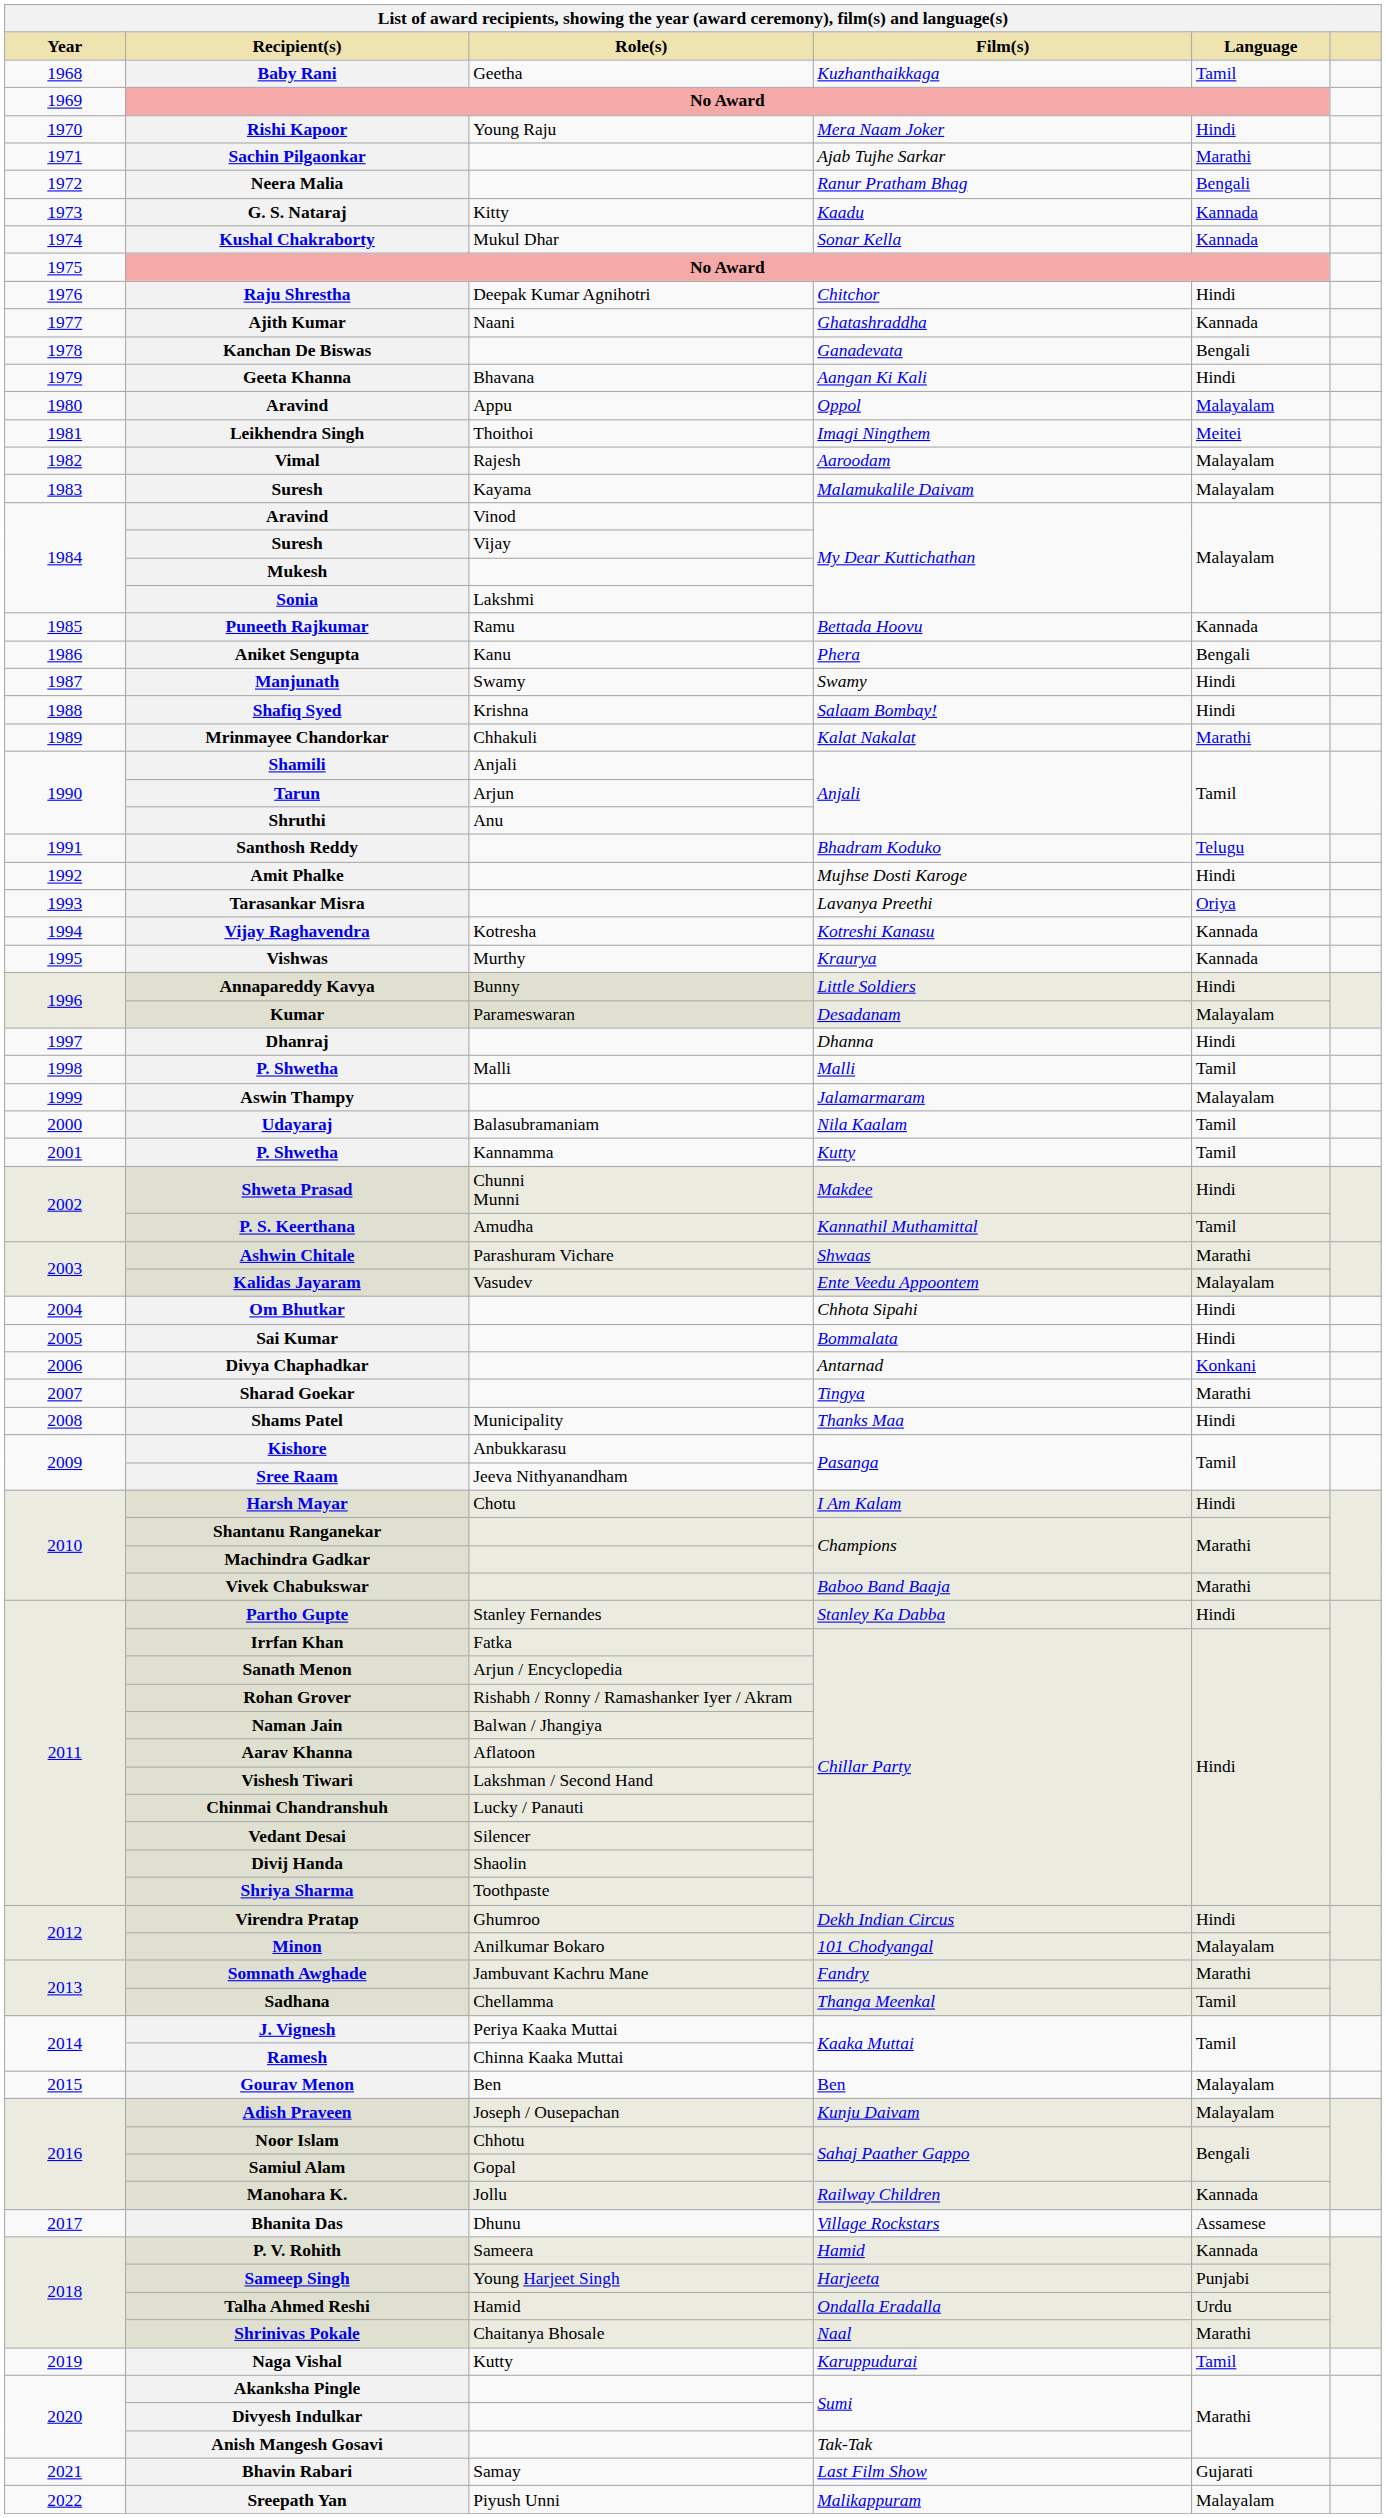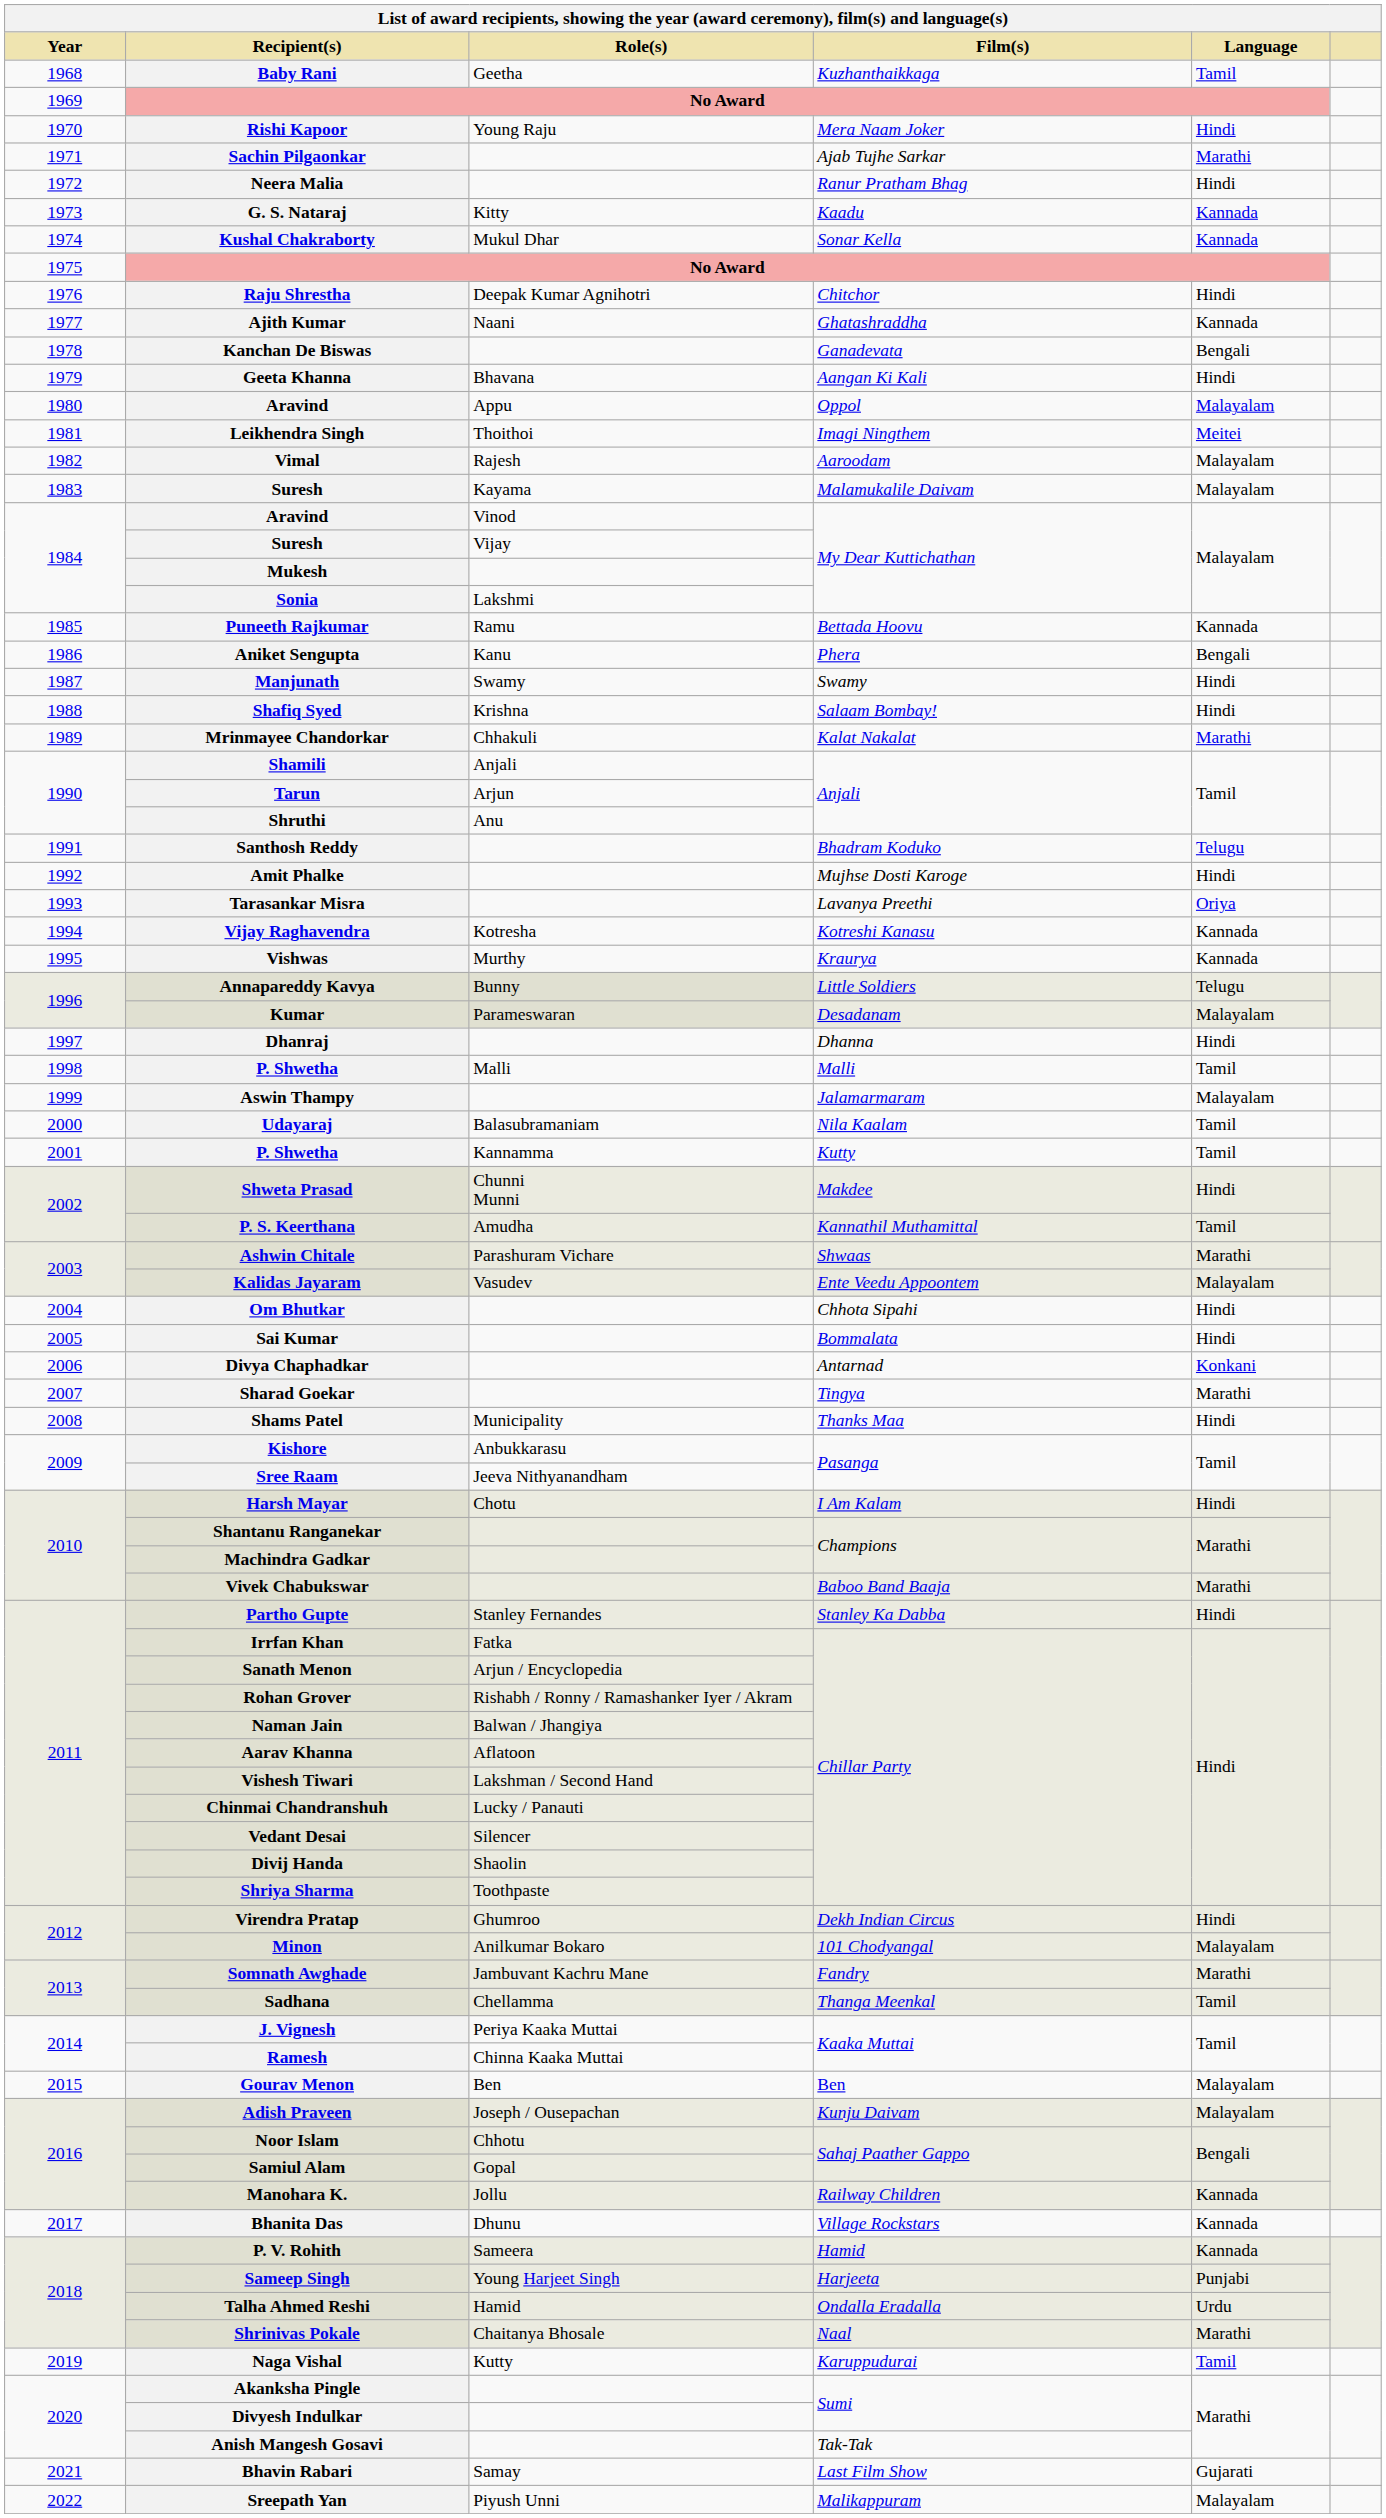(1223, 184) Bengali -> (1216, 184) Hindi
(1216, 986) Hindi -> (1220, 986) Telugu
(1231, 2222) Assamese -> (1227, 2222) Kannada
